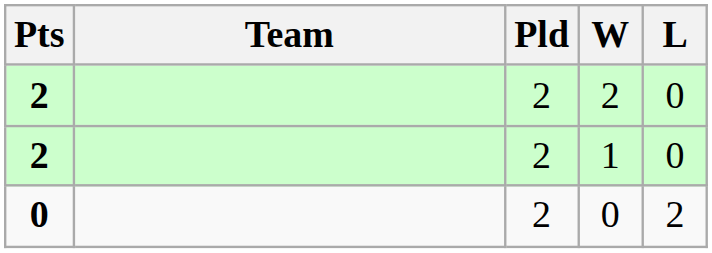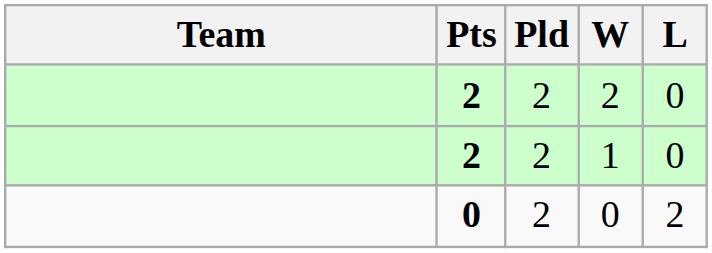columns swapped: (289, 34) <-> (39, 34)
